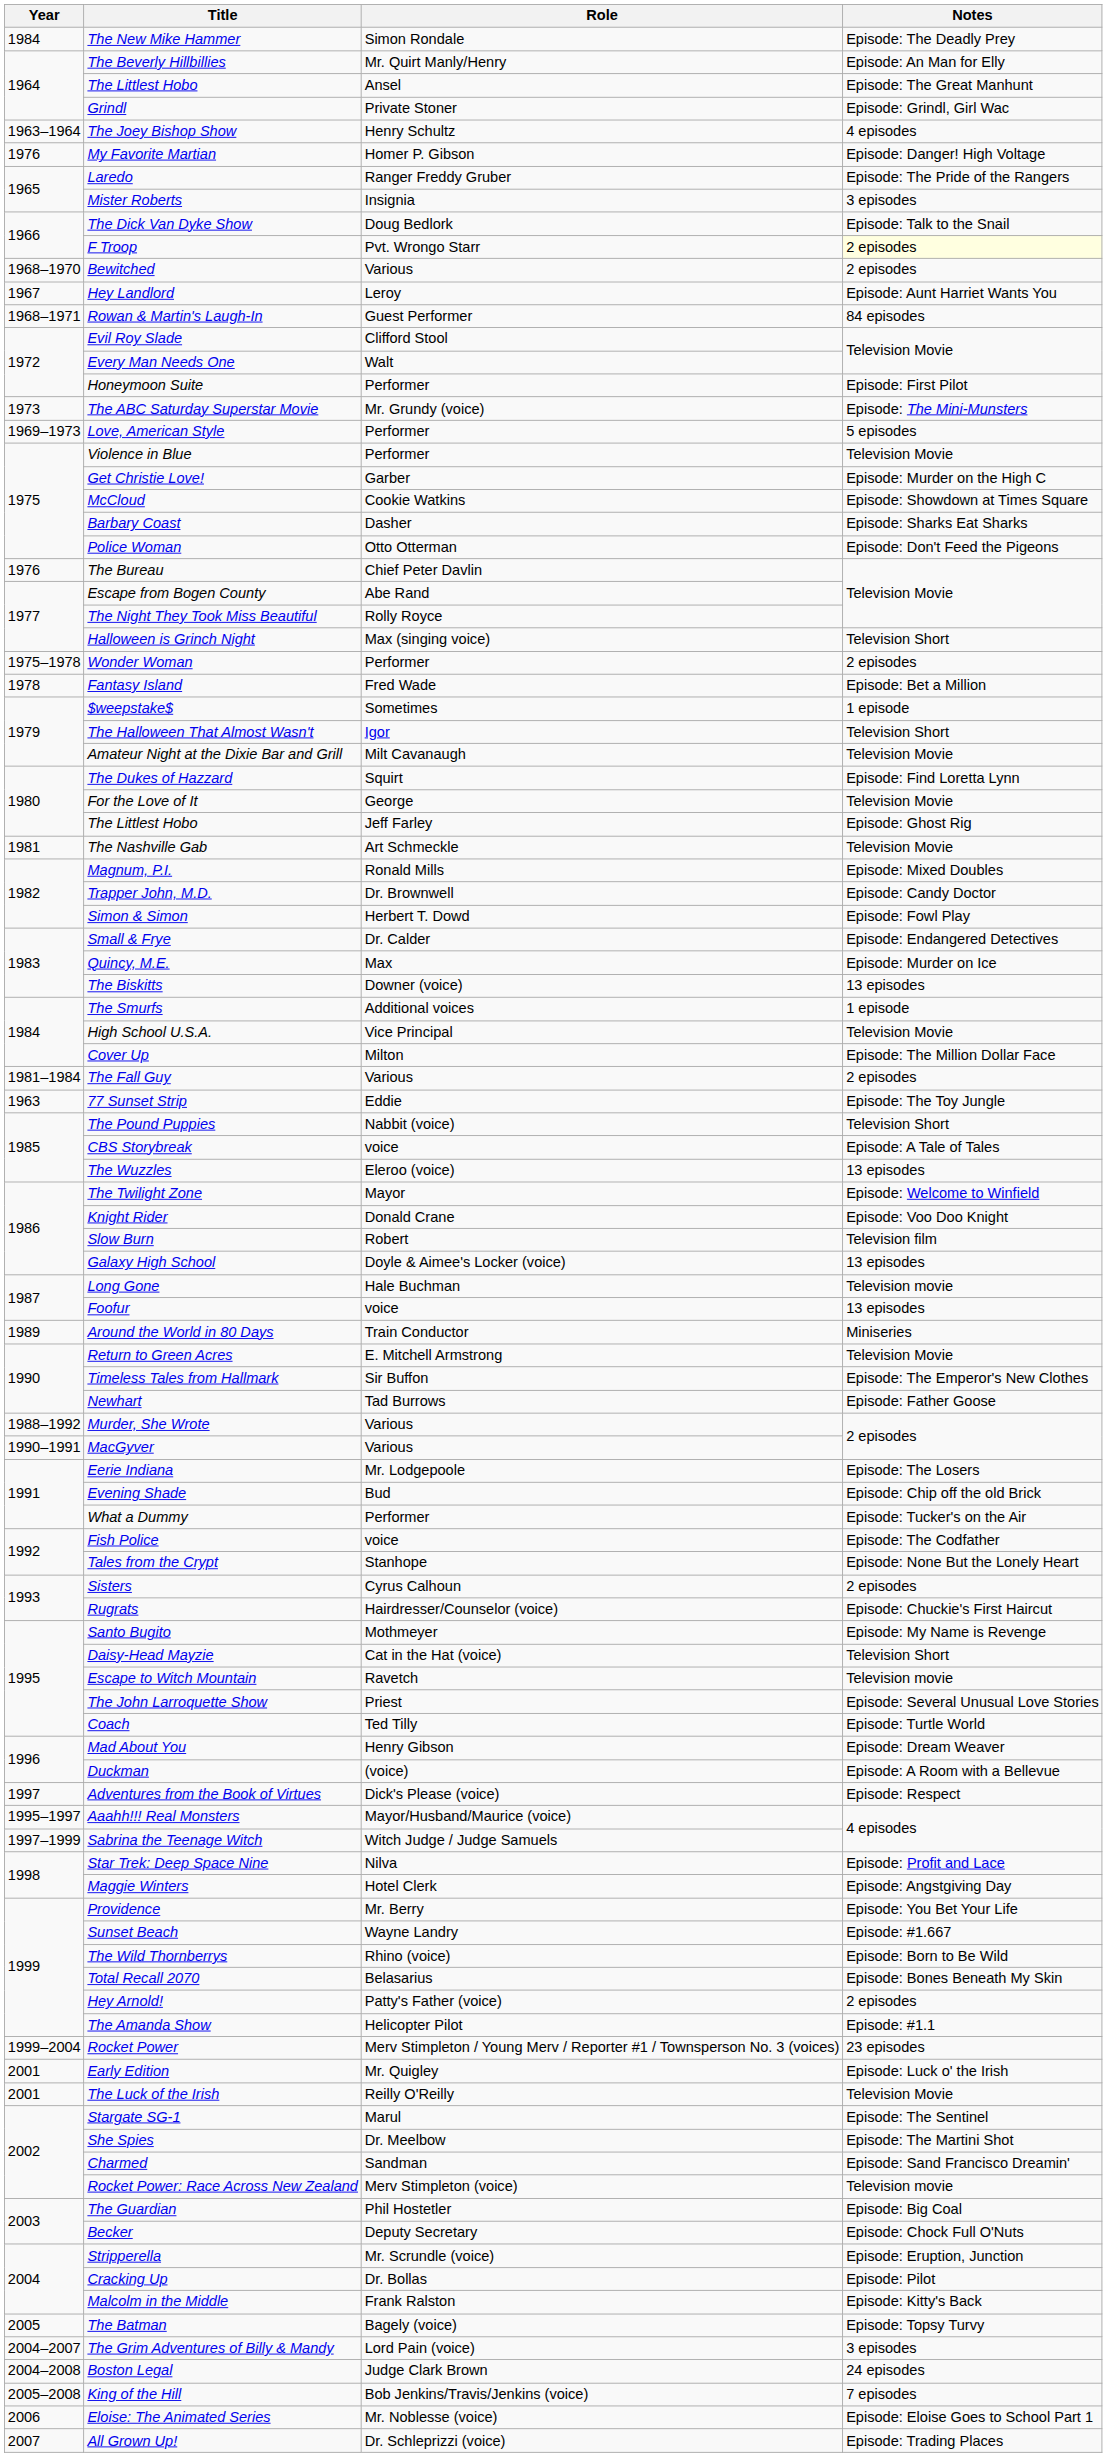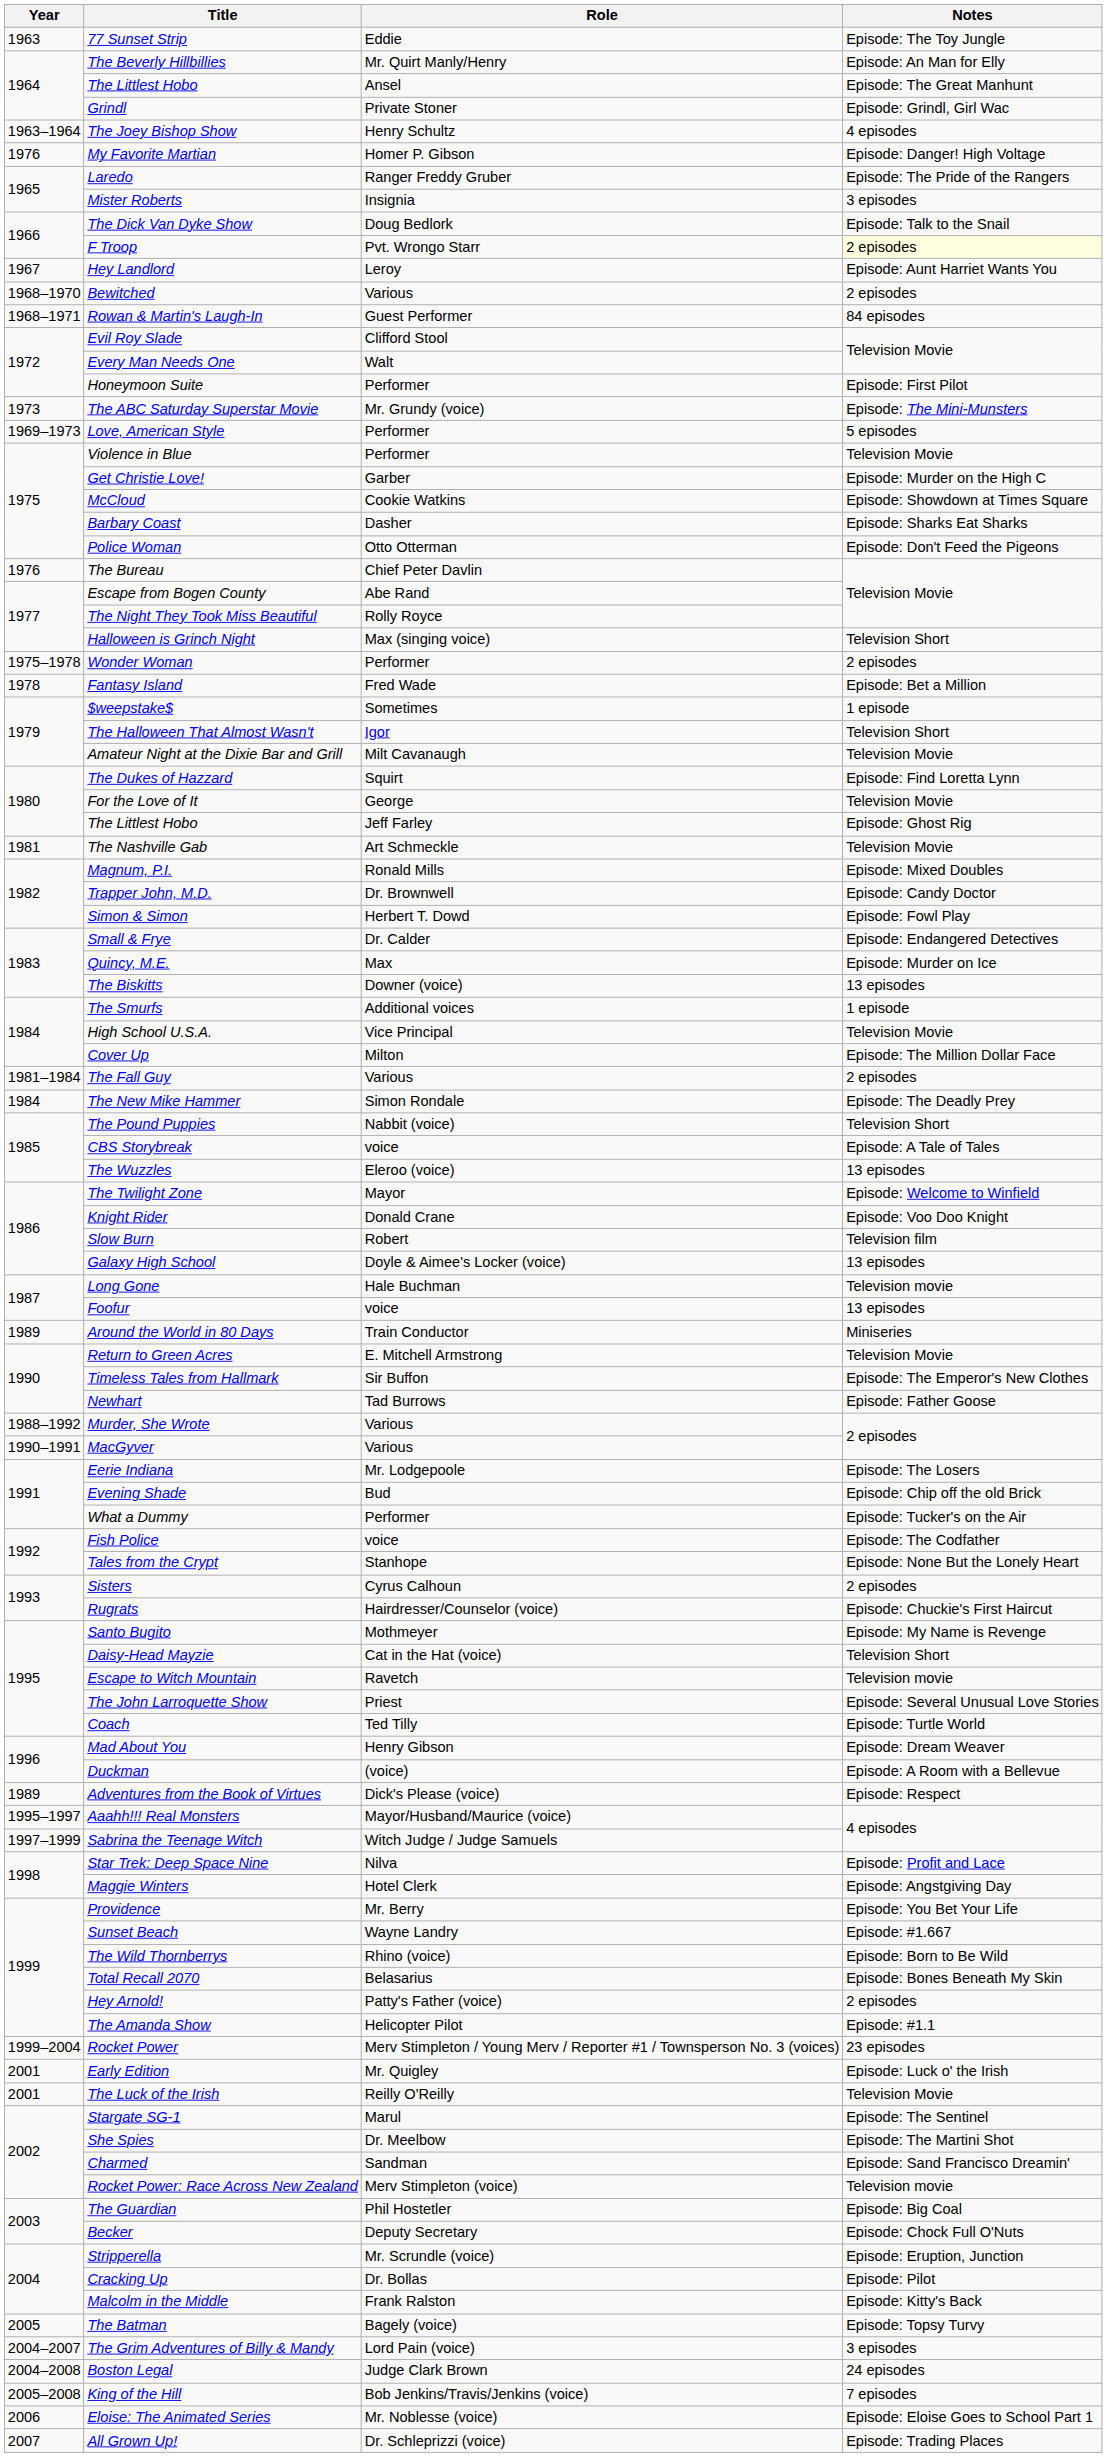rows swapped: (137, 1101) <-> (164, 39)
rows swapped: (131, 293) <-> (121, 270)
(24, 1794) 1997 -> (24, 1794) 1989
